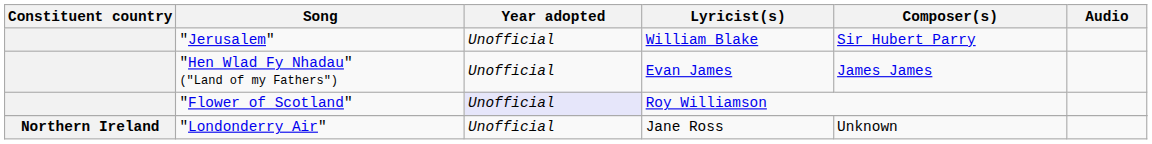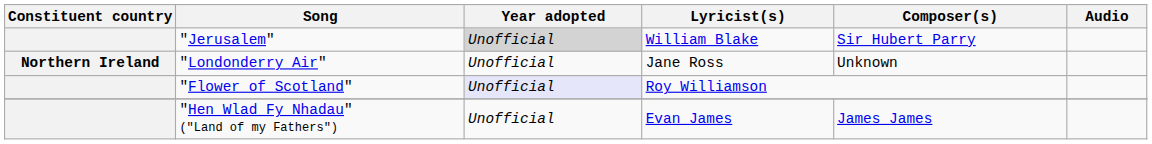(511, 40) no background -> (511, 40) lightgrey background
rows swapped: (253, 127) <-> (266, 71)
